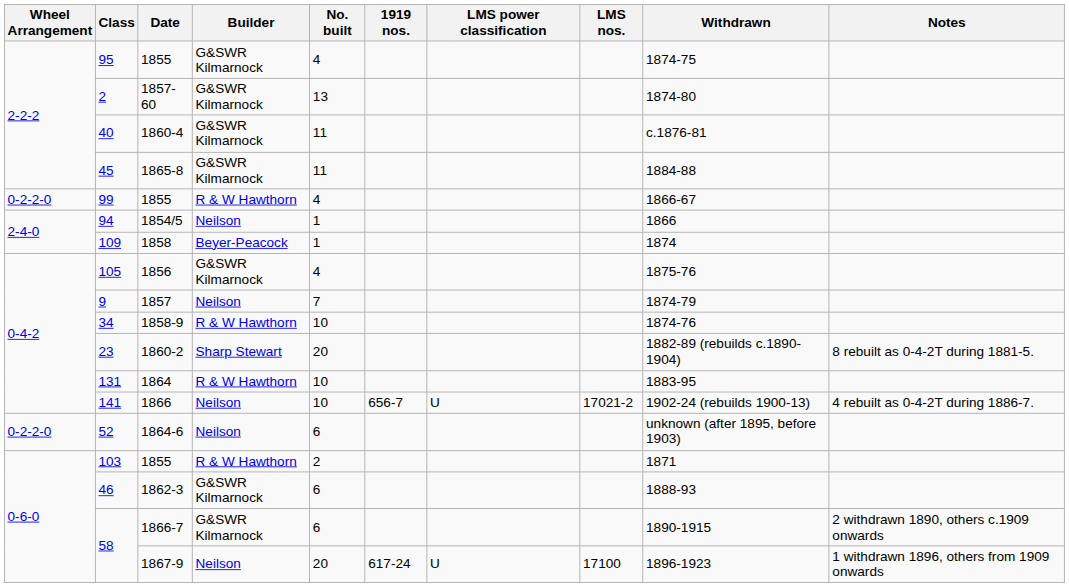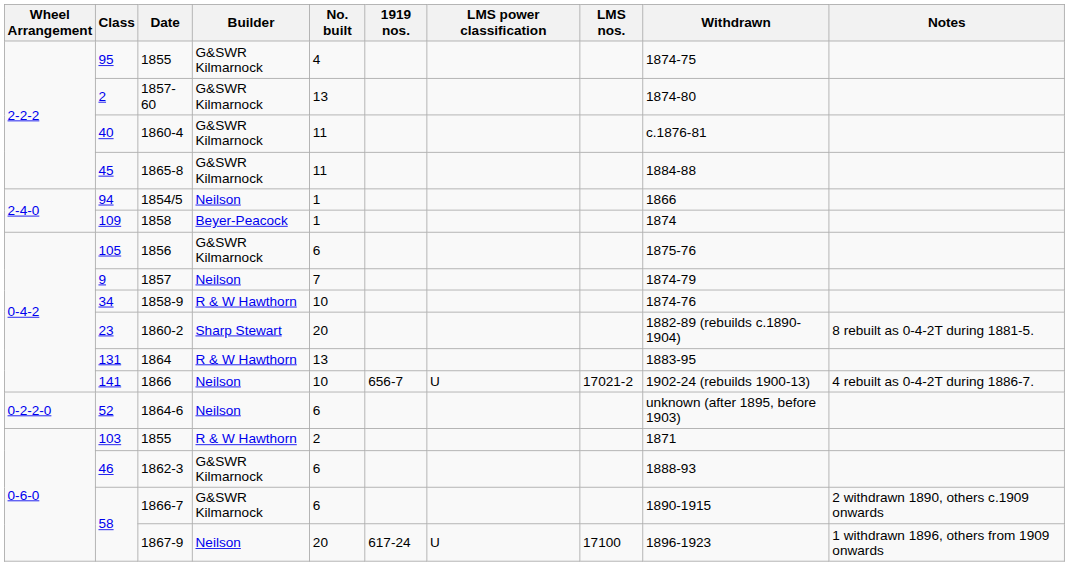- row: (106, 199)
(317, 271) 4 -> (317, 250) 6
(320, 381) 10 -> (320, 359) 13
